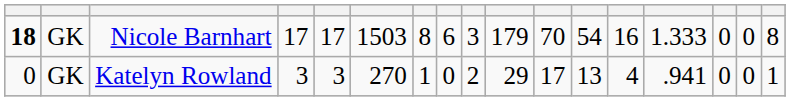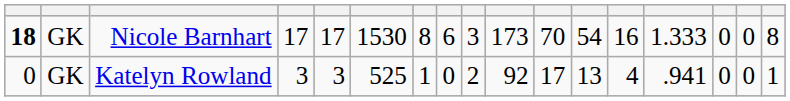(382, 35) 1503 -> (382, 35) 1530
(510, 35) 179 -> (510, 35) 173
(388, 75) 270 -> (388, 75) 525
(516, 75) 29 -> (516, 75) 92
